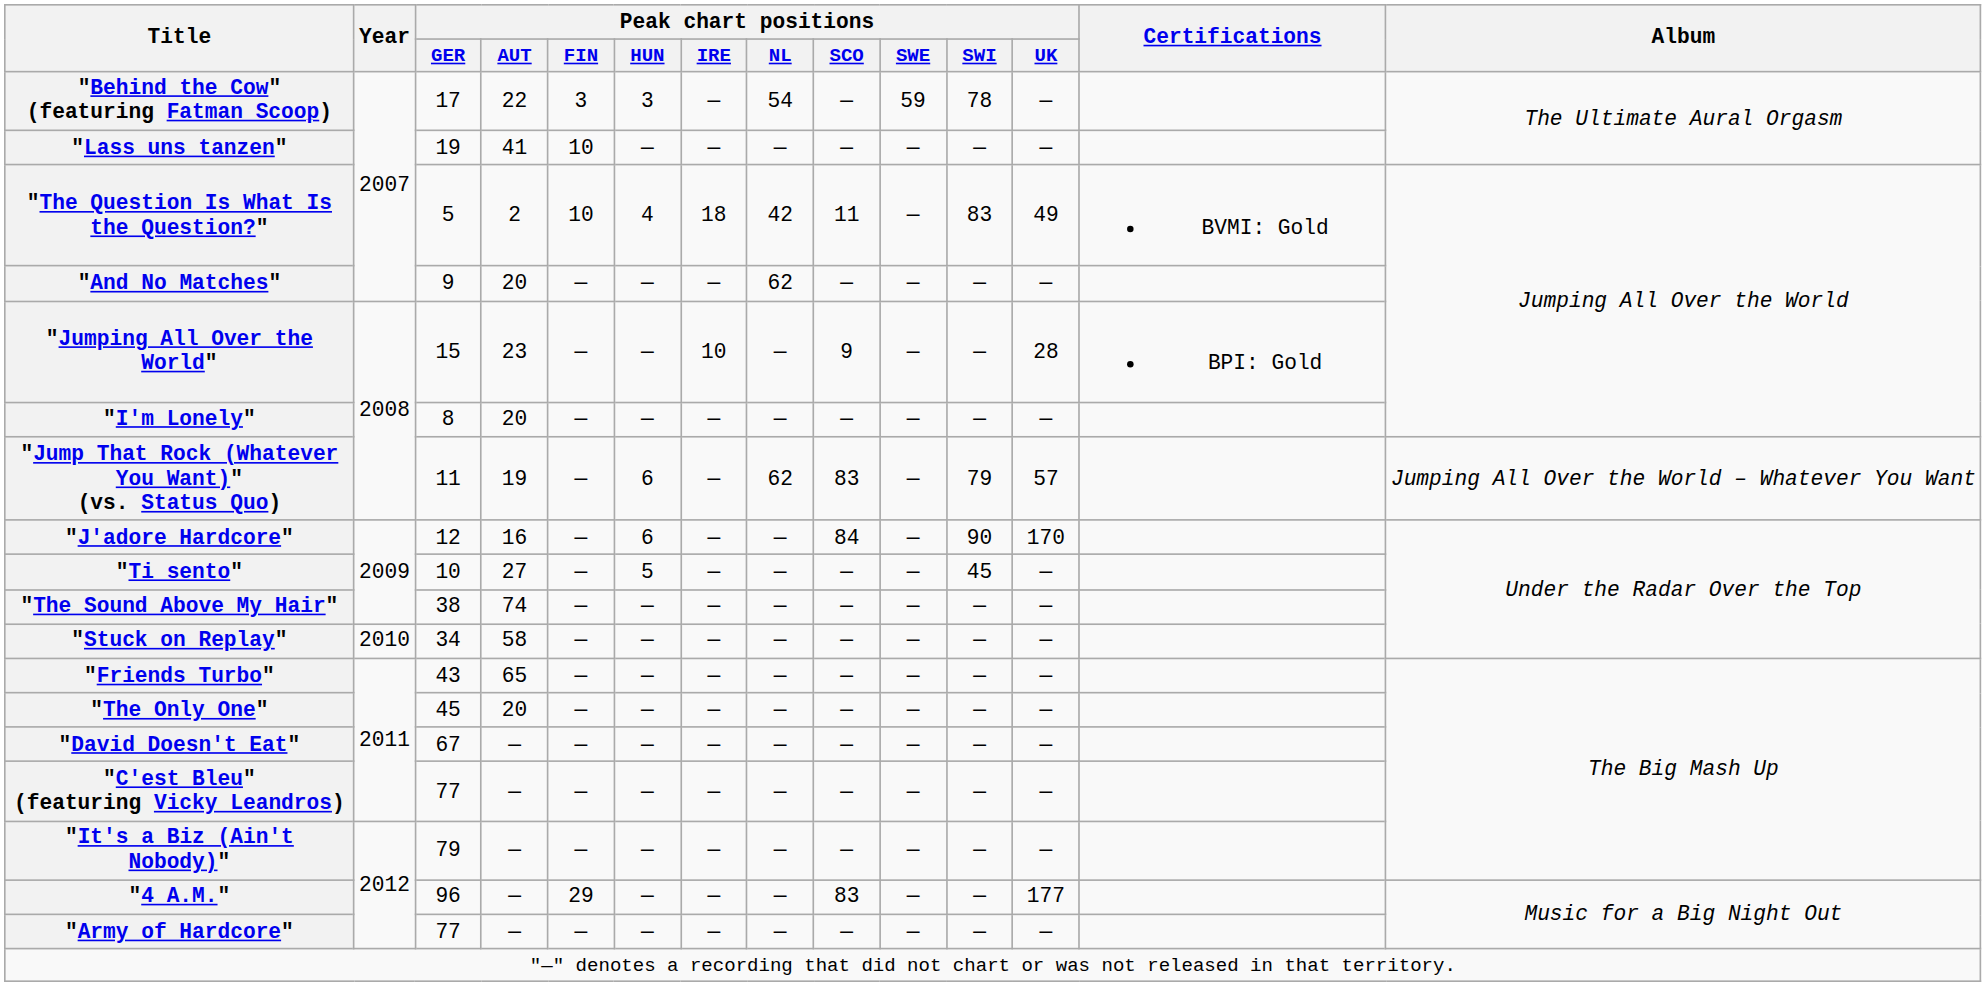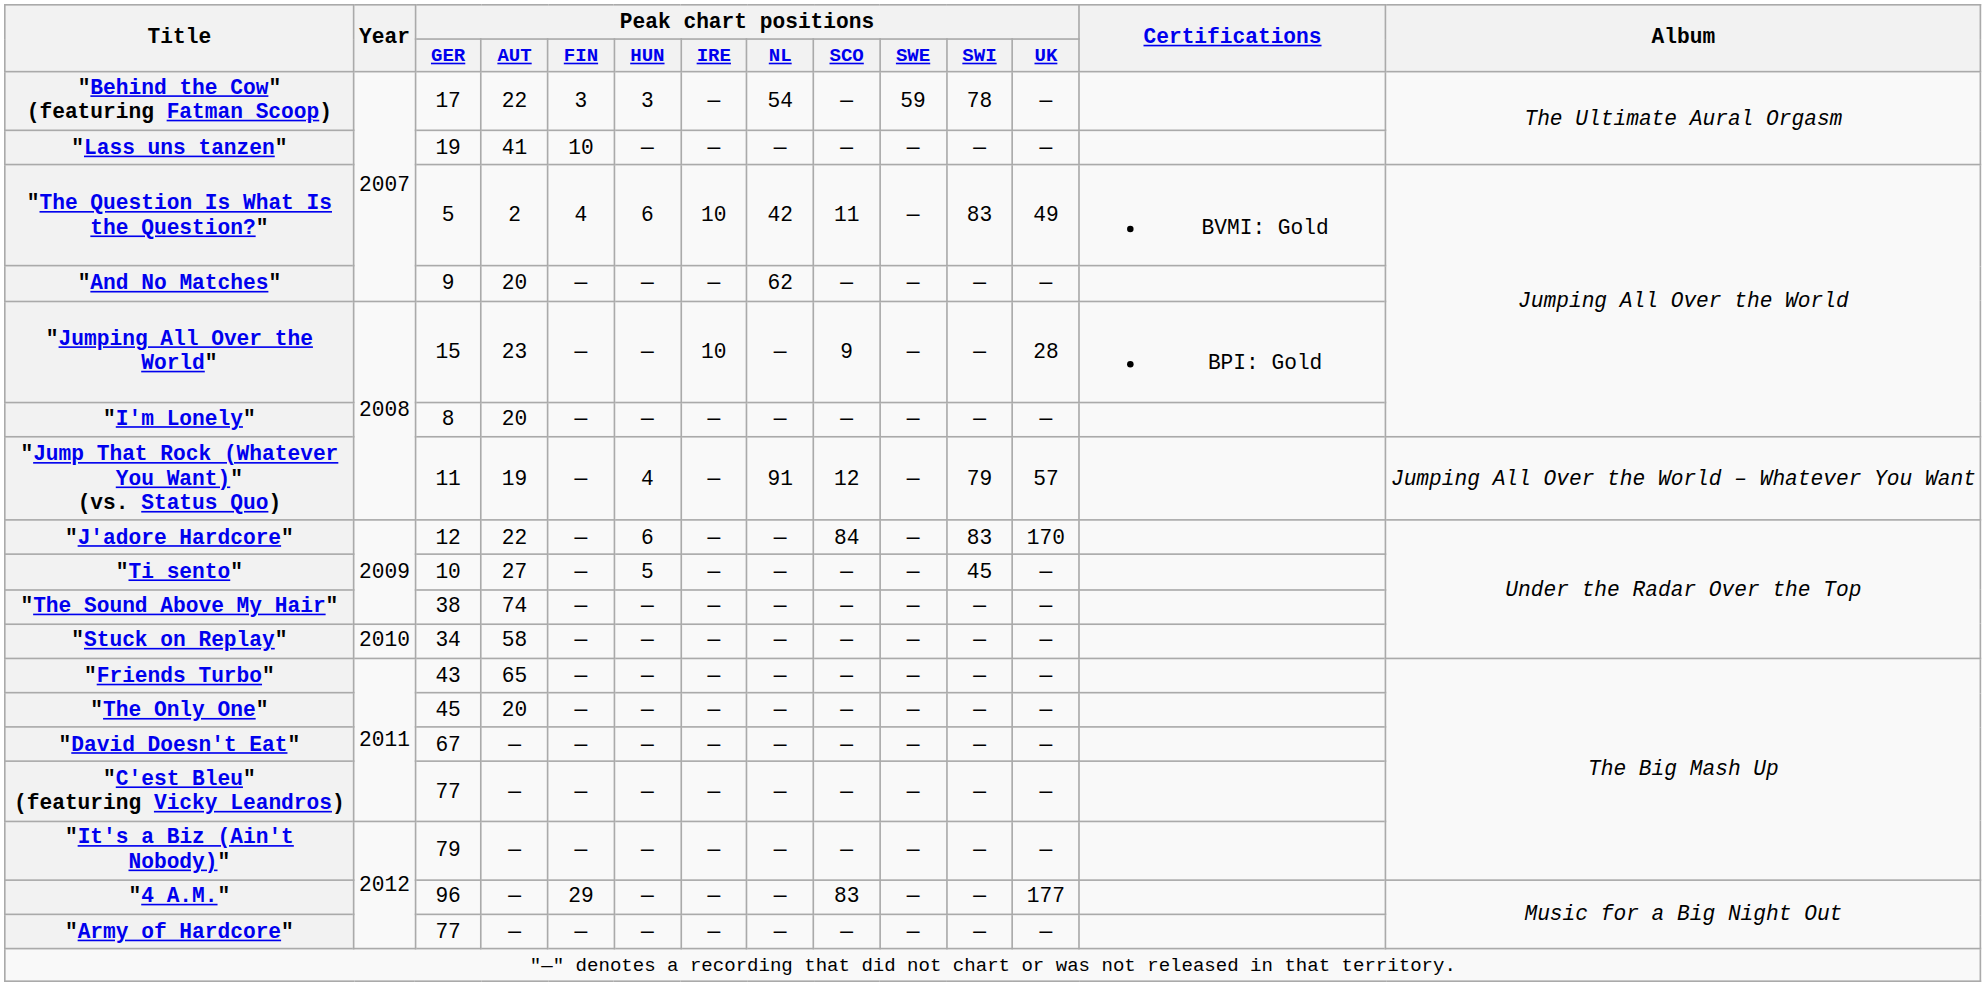(581, 216) 10 -> (581, 216) 4
(647, 216) 4 -> (647, 216) 6
(714, 216) 18 -> (714, 216) 10
(647, 478) 6 -> (647, 478) 4
(780, 478) 62 -> (780, 478) 91
(847, 478) 83 -> (847, 478) 12
(515, 537) 16 -> (515, 537) 22
(979, 537) 90 -> (979, 537) 83
